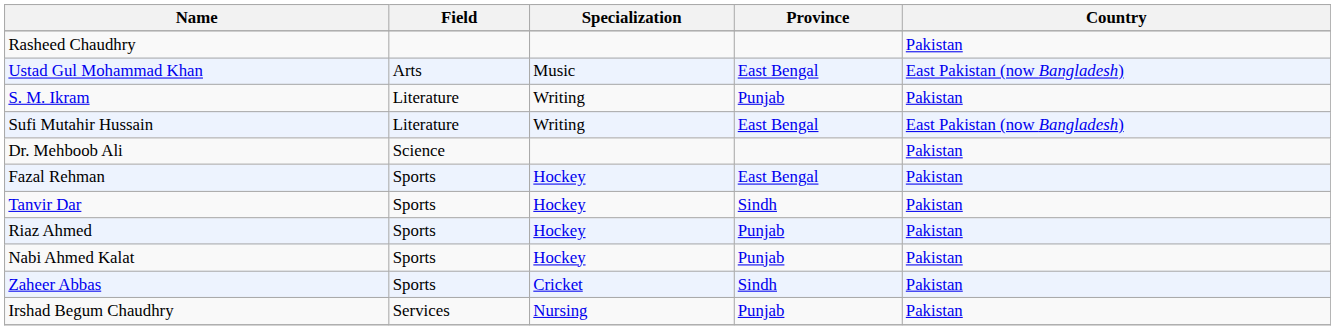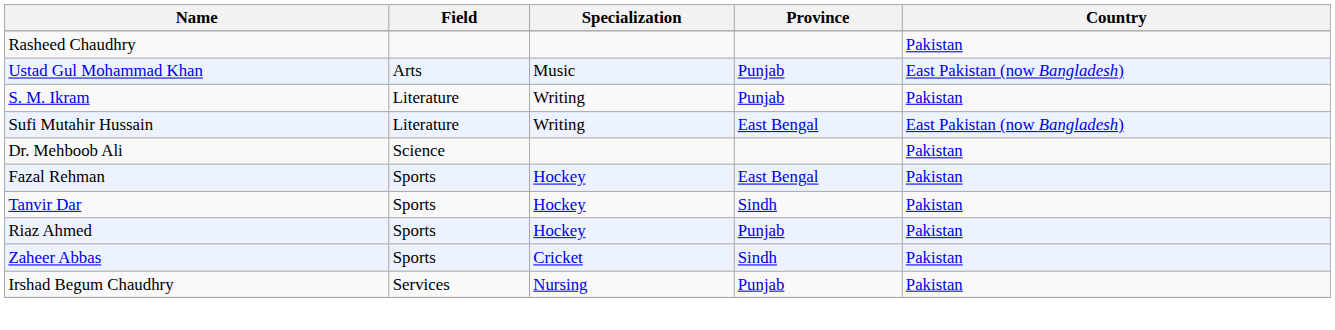(778, 71) East Bengal -> (761, 71) Punjab
- row: (71, 257)
